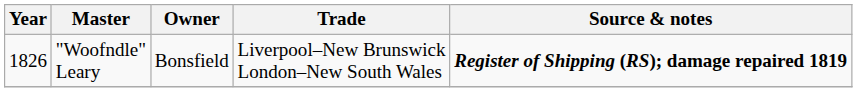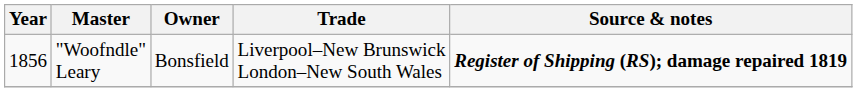(28, 60) 1826 -> (28, 60) 1856
